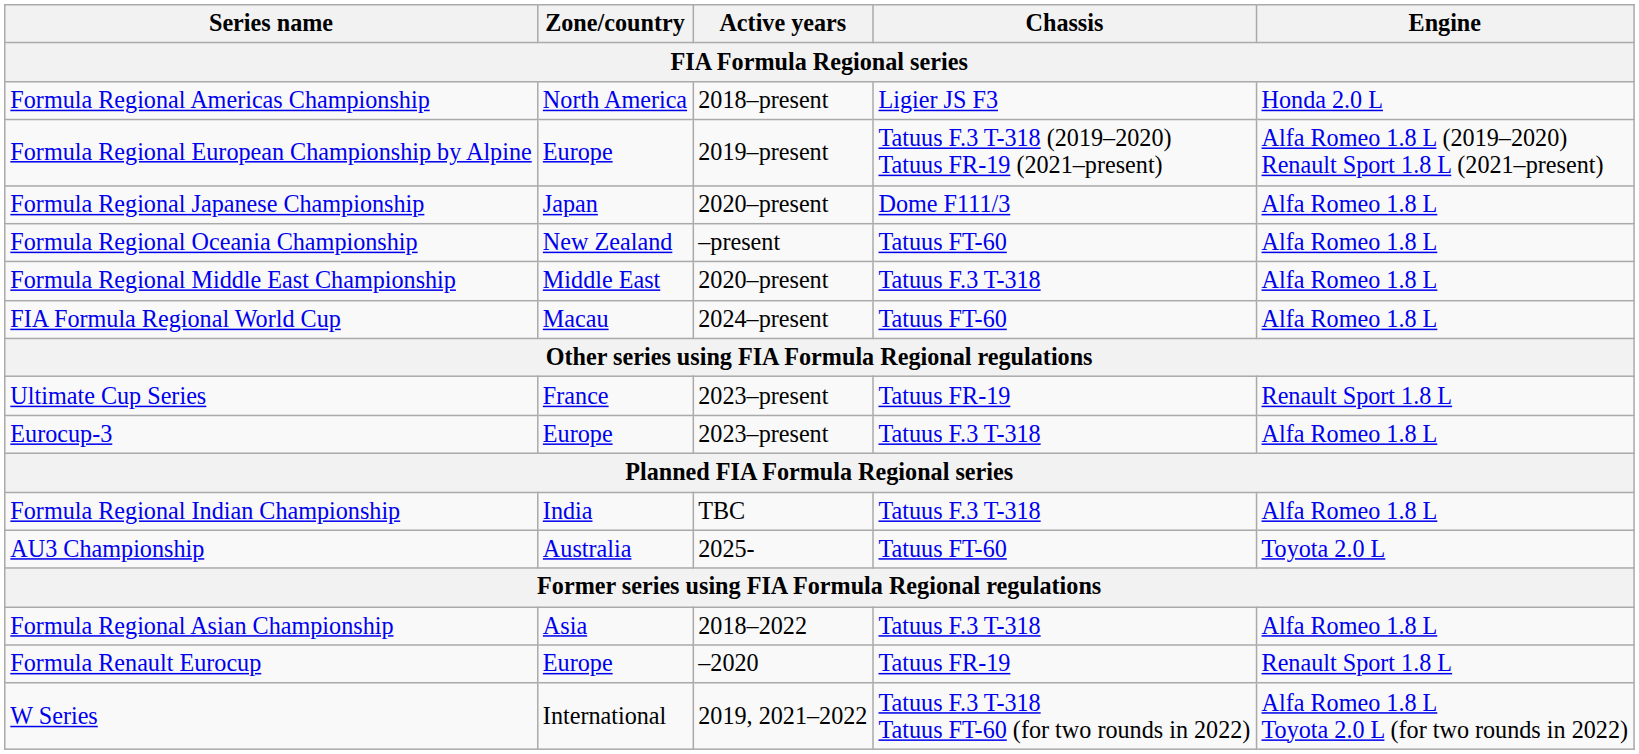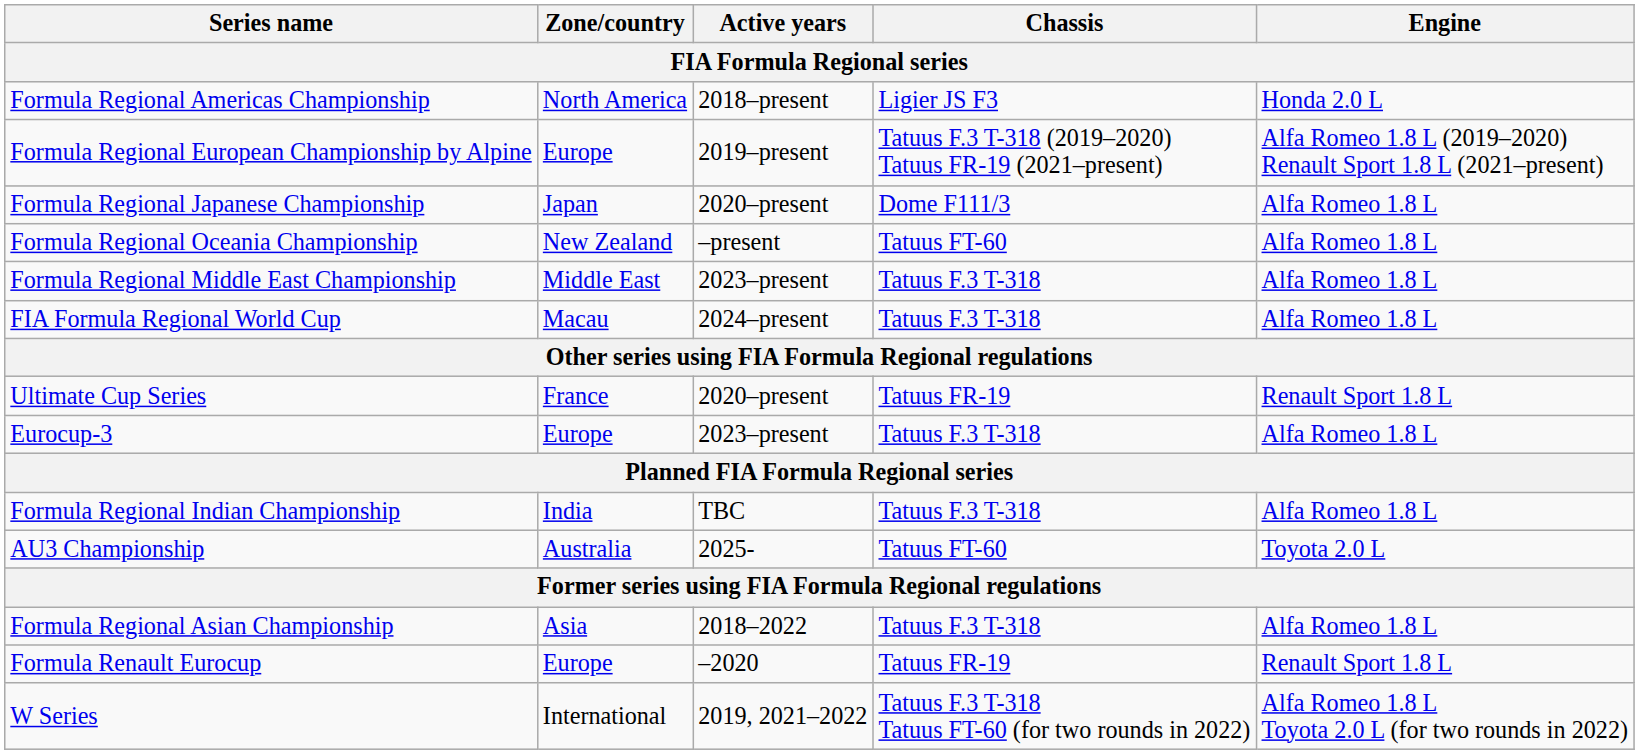(763, 280) 2020–present -> (763, 280) 2023–present
(943, 319) Tatuus FT-60 -> (960, 319) Tatuus F.3 T-318
(763, 395) 2023–present -> (763, 395) 2020–present
